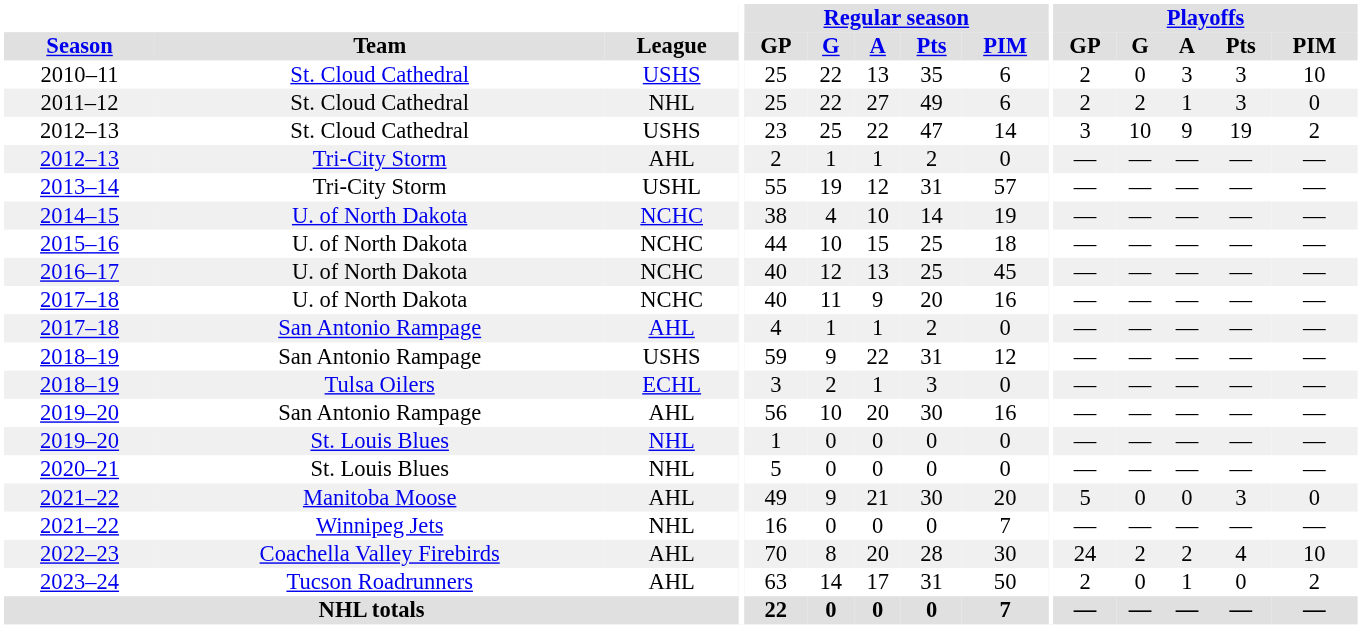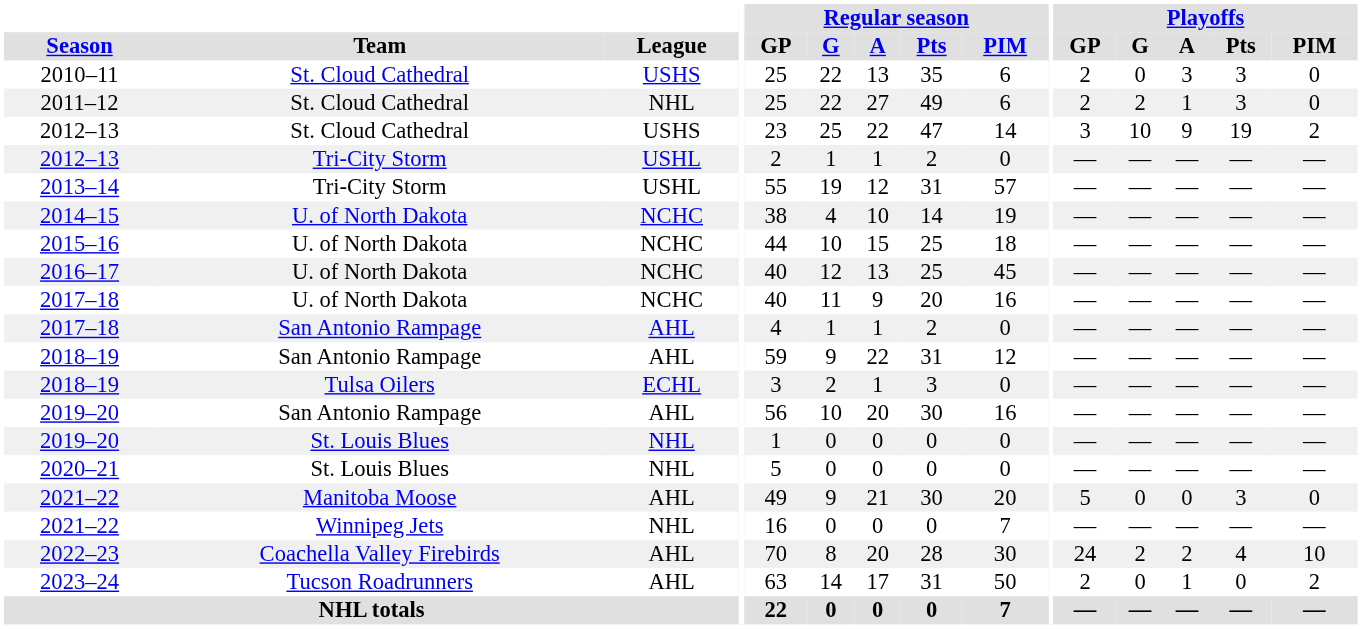(1314, 74) 10 -> (1314, 74) 0
(672, 158) AHL -> (672, 158) USHL
(672, 356) USHS -> (672, 356) AHL
